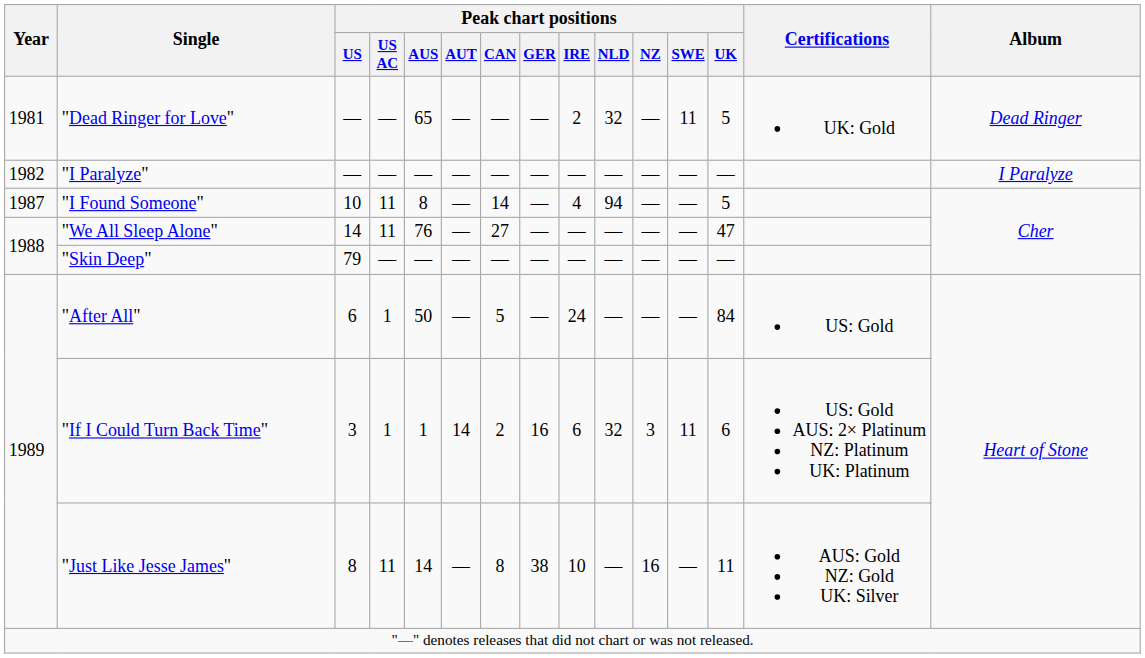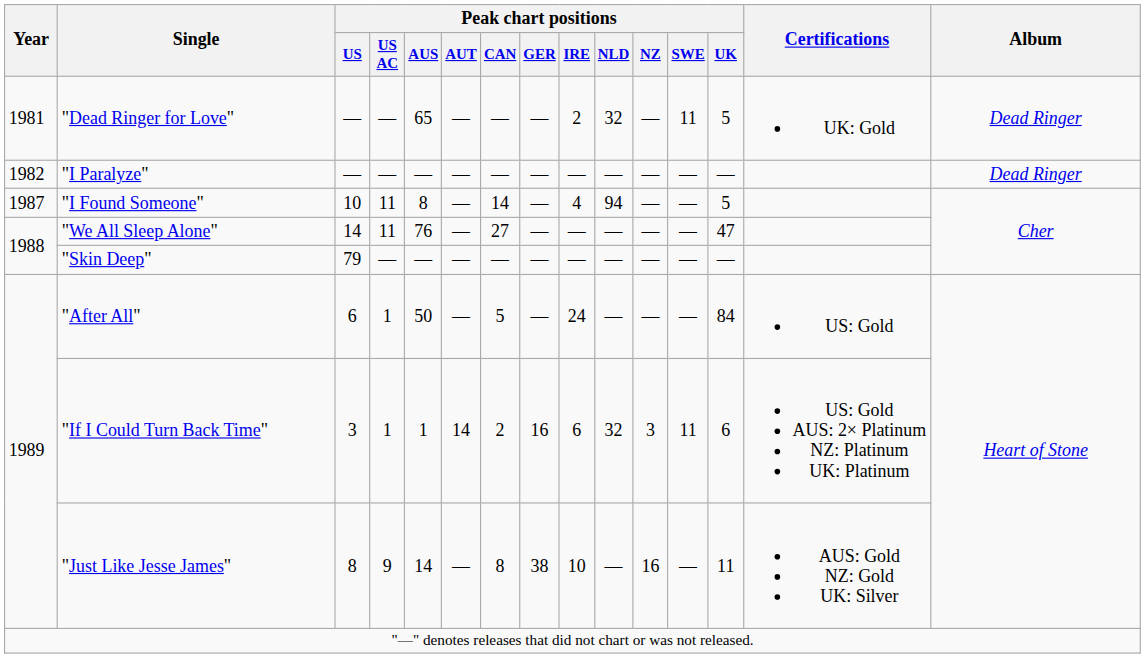(1036, 174) I Paralyze -> (1036, 174) Dead Ringer
(387, 565) 11 -> (387, 565) 9
